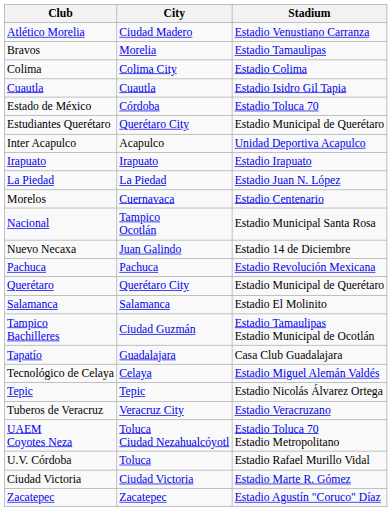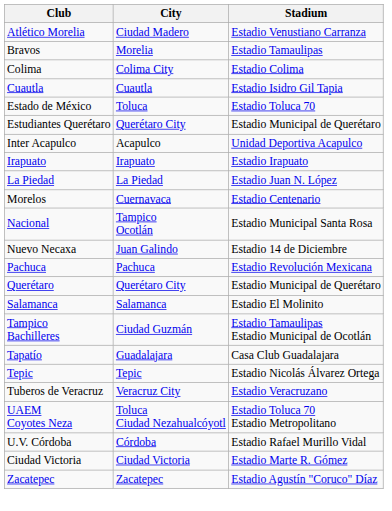(139, 106) Córdoba -> (132, 106) Toluca
- row: (60, 373)
(135, 460) Toluca -> (136, 442) Córdoba
